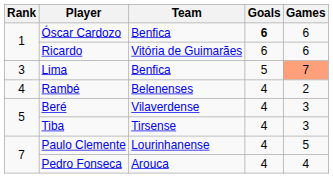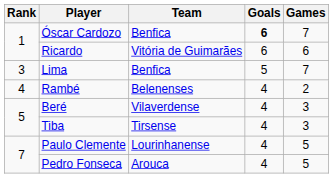(306, 32) 6 -> (306, 32) 7
(306, 70) lightsalmon background -> (306, 70) no background
(306, 164) 4 -> (306, 164) 5
